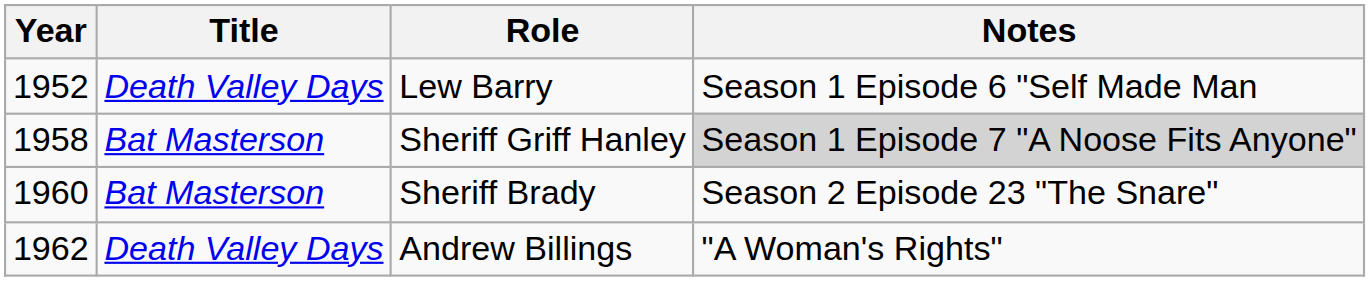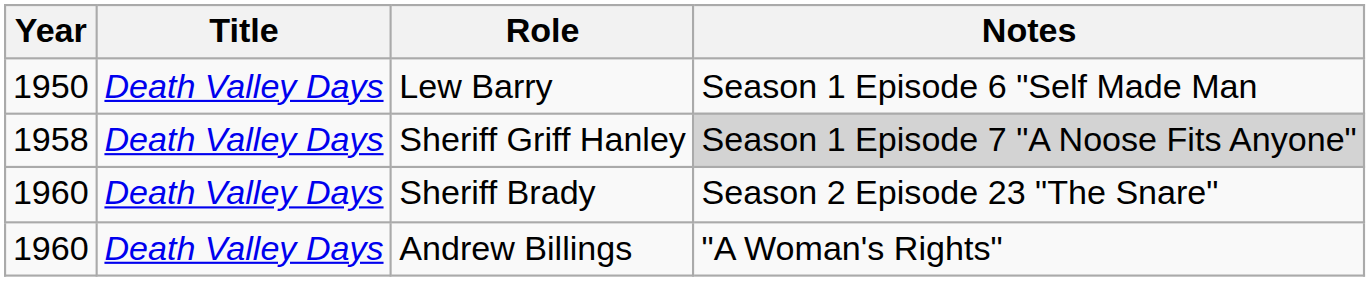(51, 85) 1952 -> (51, 85) 1950
(214, 139) Bat Masterson -> (244, 139) Death Valley Days
(214, 193) Bat Masterson -> (244, 193) Death Valley Days
(51, 247) 1962 -> (51, 247) 1960
